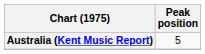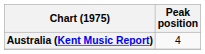(178, 40) 5 -> (178, 40) 4
